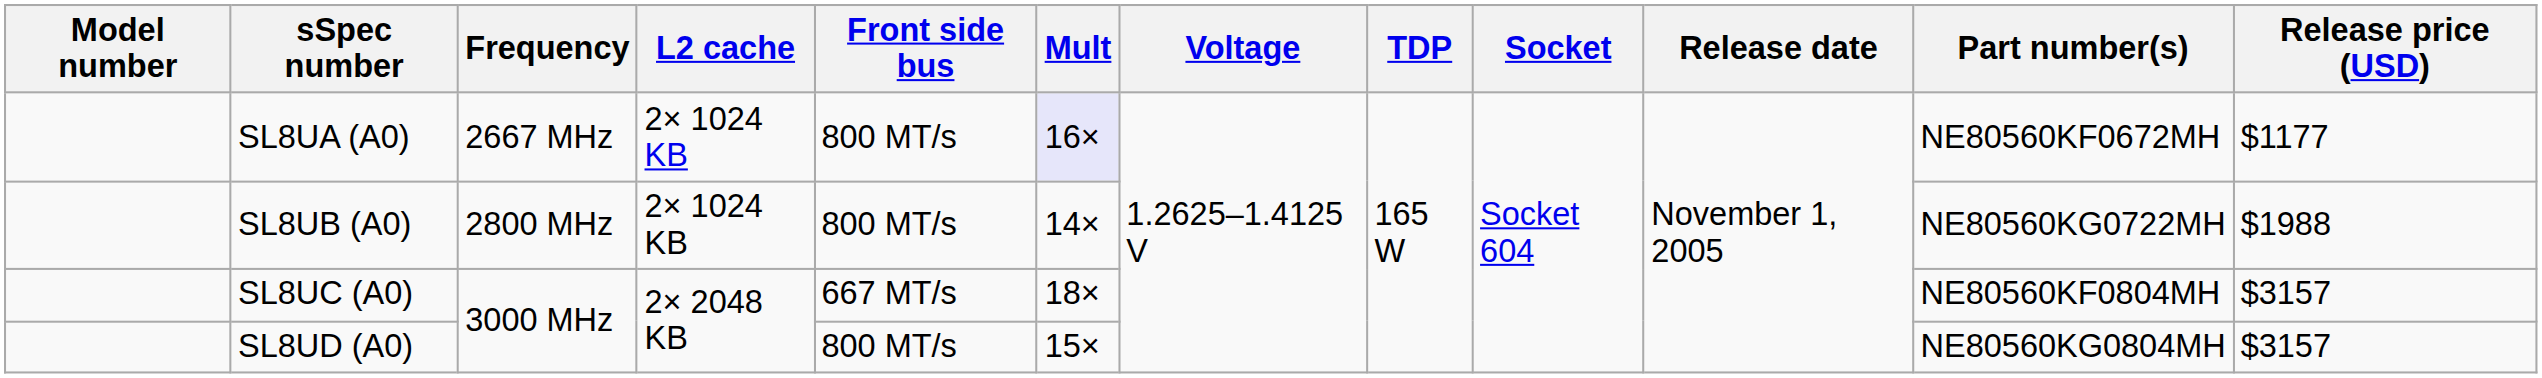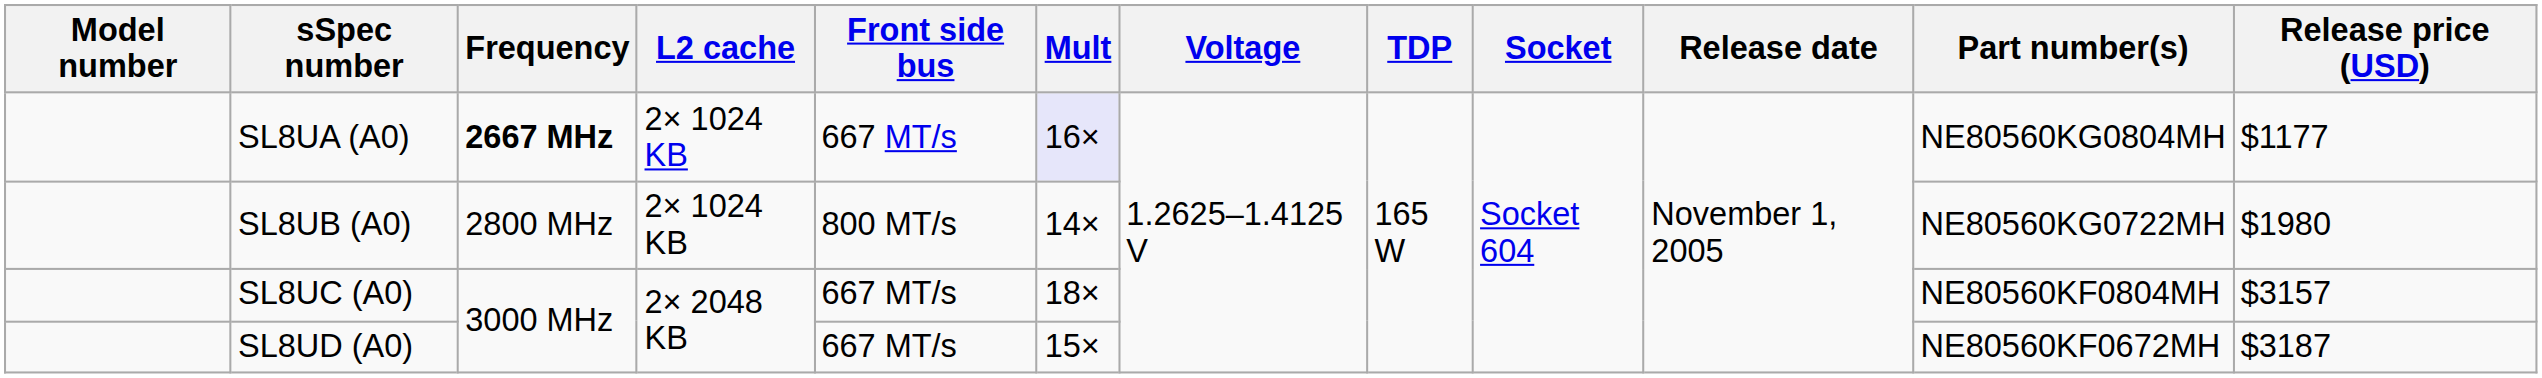(539, 136) normal -> (539, 136) bold
(889, 136) 800 MT/s -> (889, 136) 667 MT/s
(2070, 136) NE80560KF0672MH -> (2073, 136) NE80560KG0804MH
(2286, 224) $1988 -> (2286, 224) $1980
(889, 345) 800 MT/s -> (889, 345) 667 MT/s
(2073, 345) NE80560KG0804MH -> (2070, 345) NE80560KF0672MH
(2286, 345) $3157 -> (2286, 345) $3187
